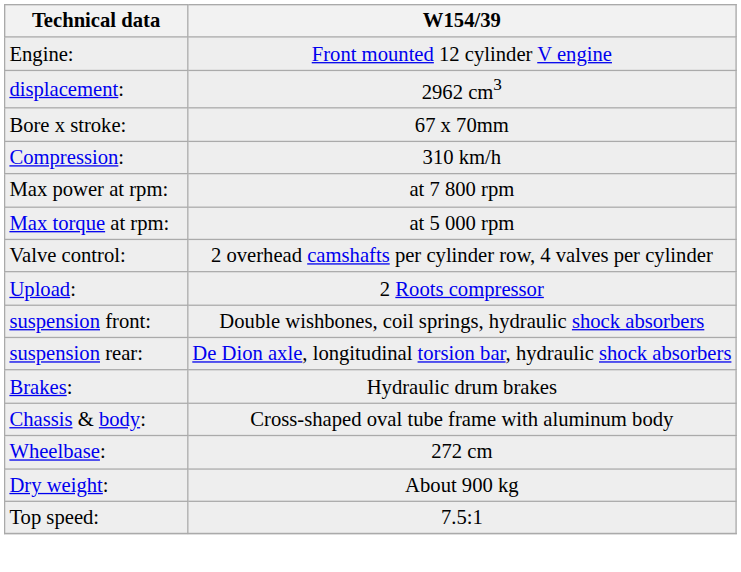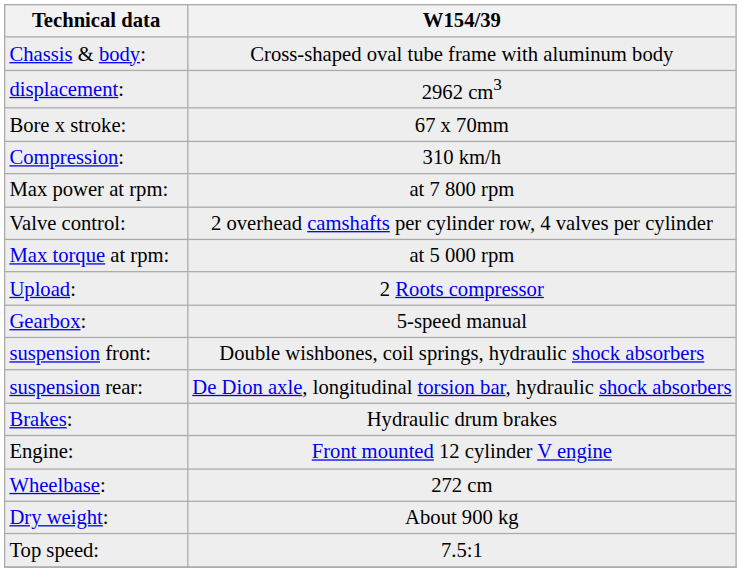rows swapped: (44, 53) <-> (80, 419)
rows swapped: (92, 222) <-> (70, 255)
+ row: (50, 321)
